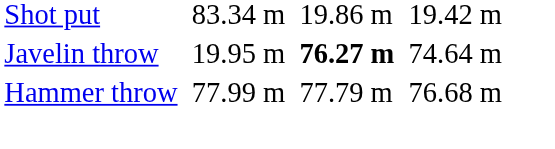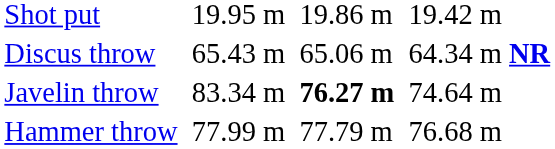(238, 14) 83.34 m -> (238, 14) 19.95 m
+ row: (80, 53)
(238, 53) 19.95 m -> (238, 92) 83.34 m
